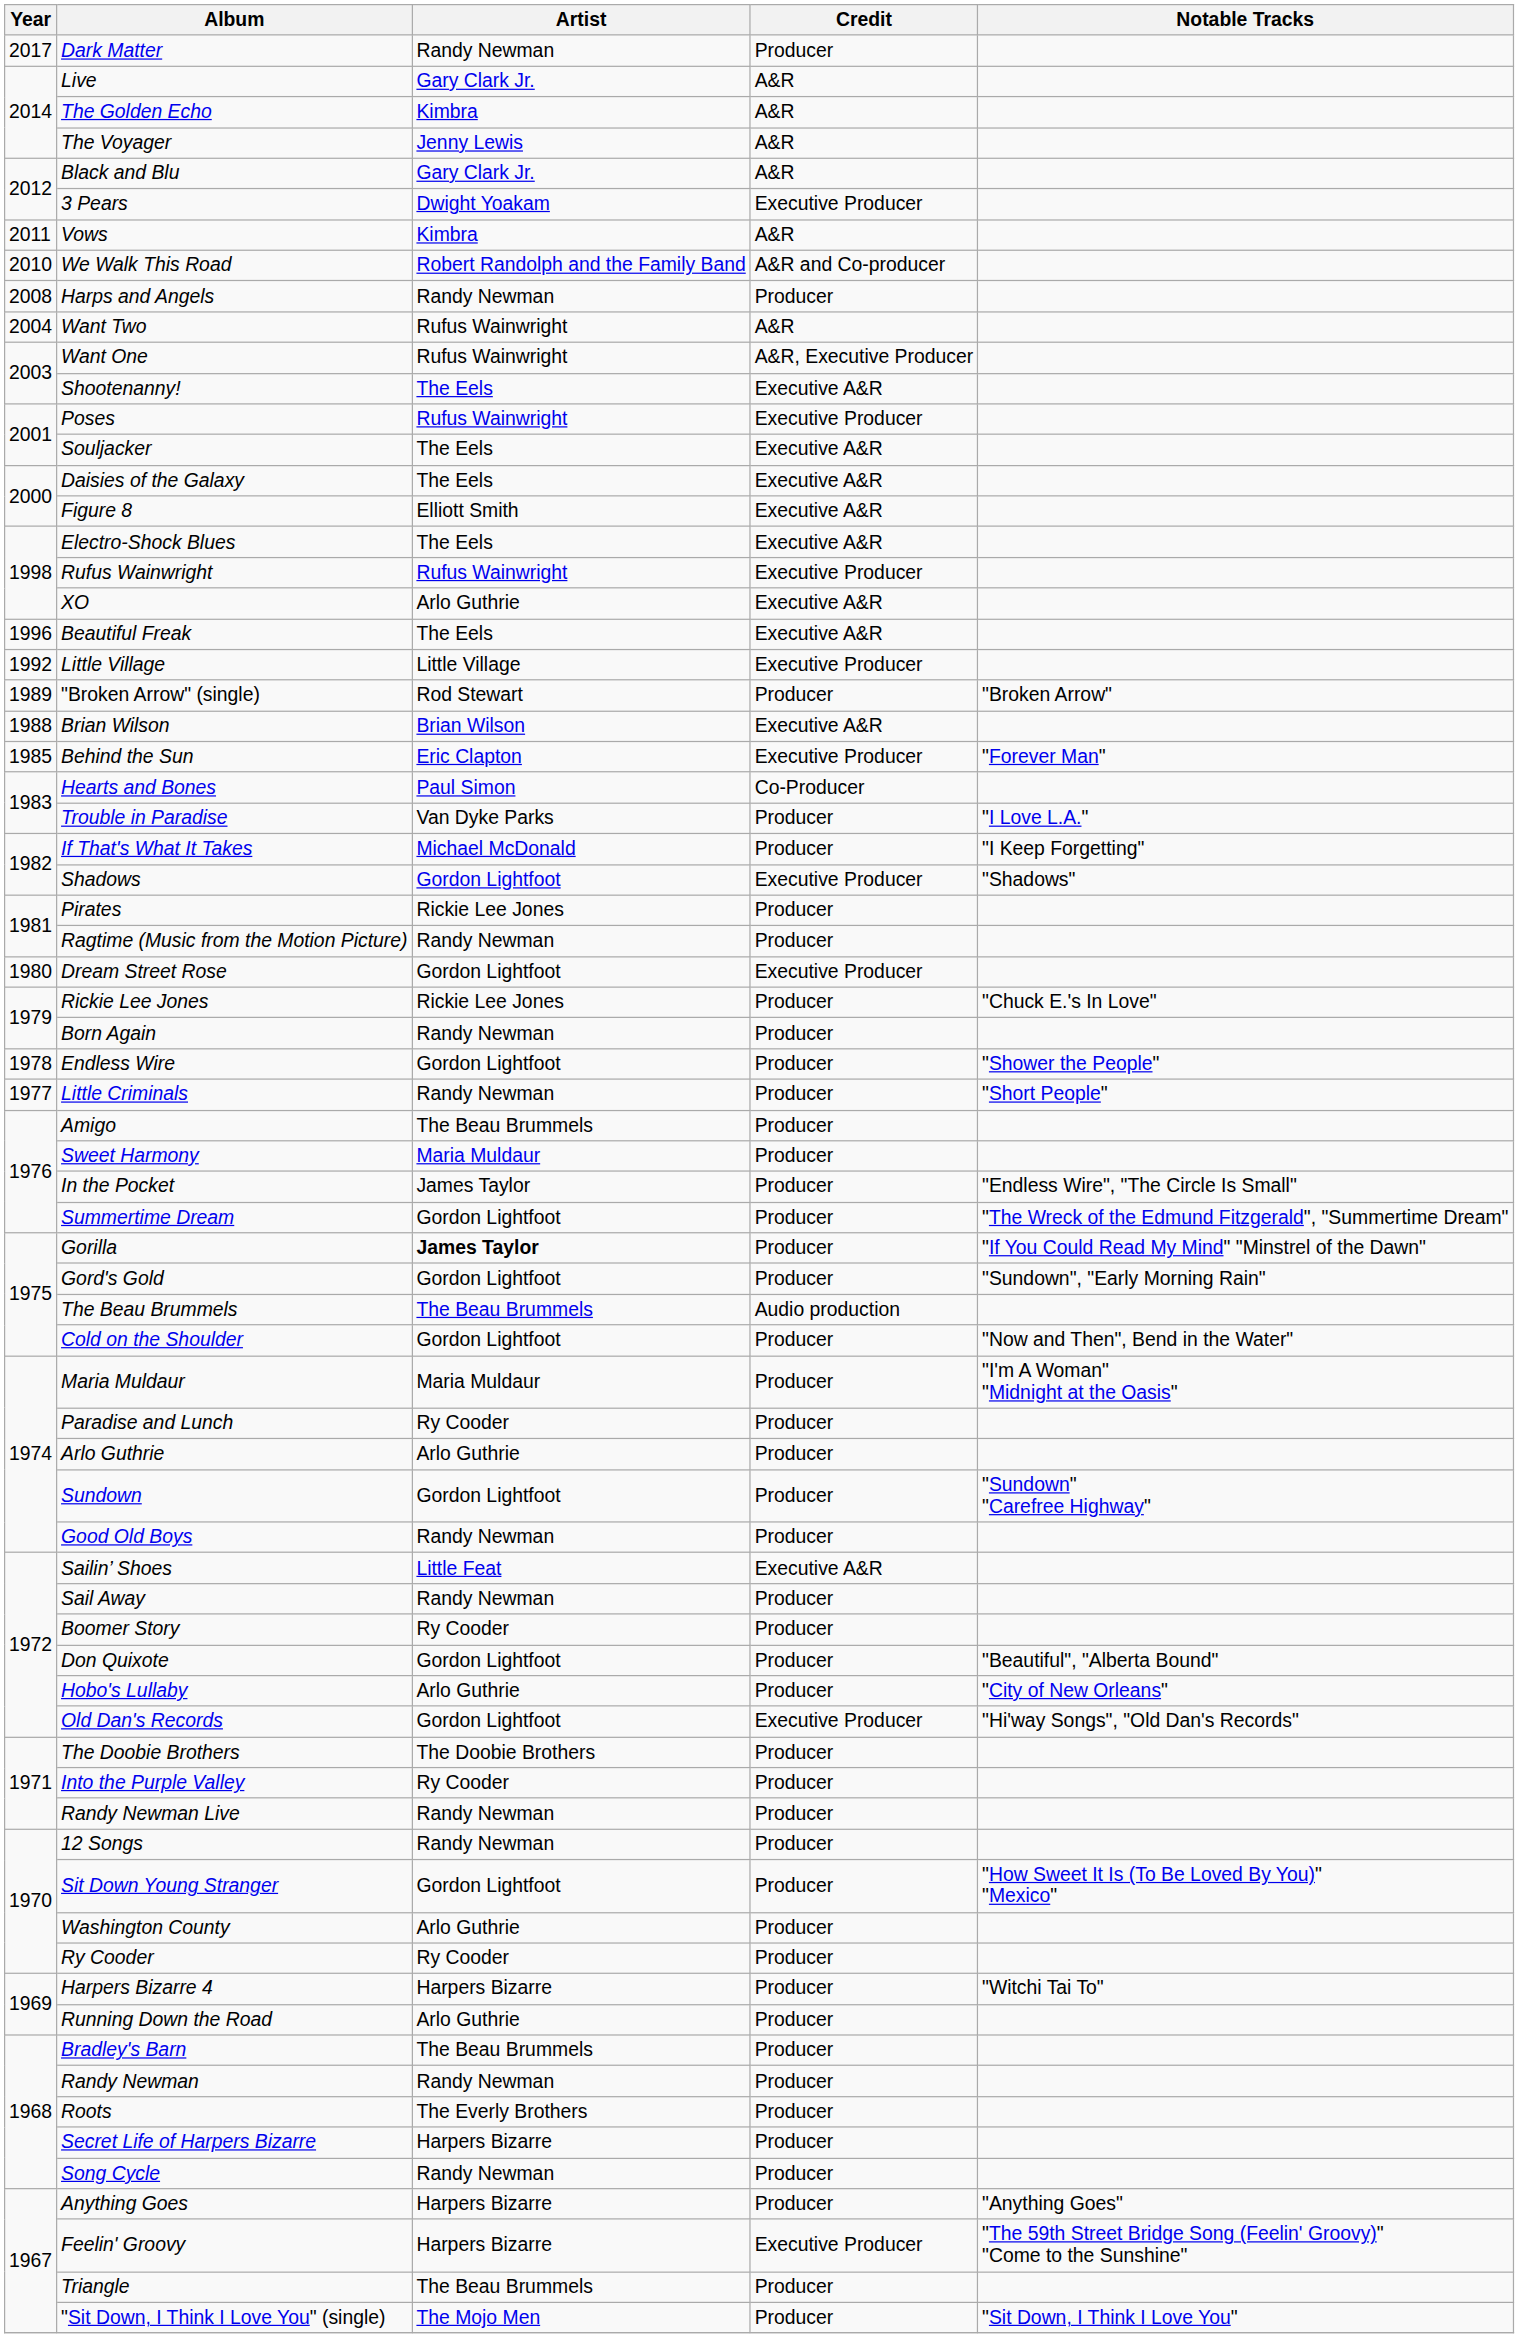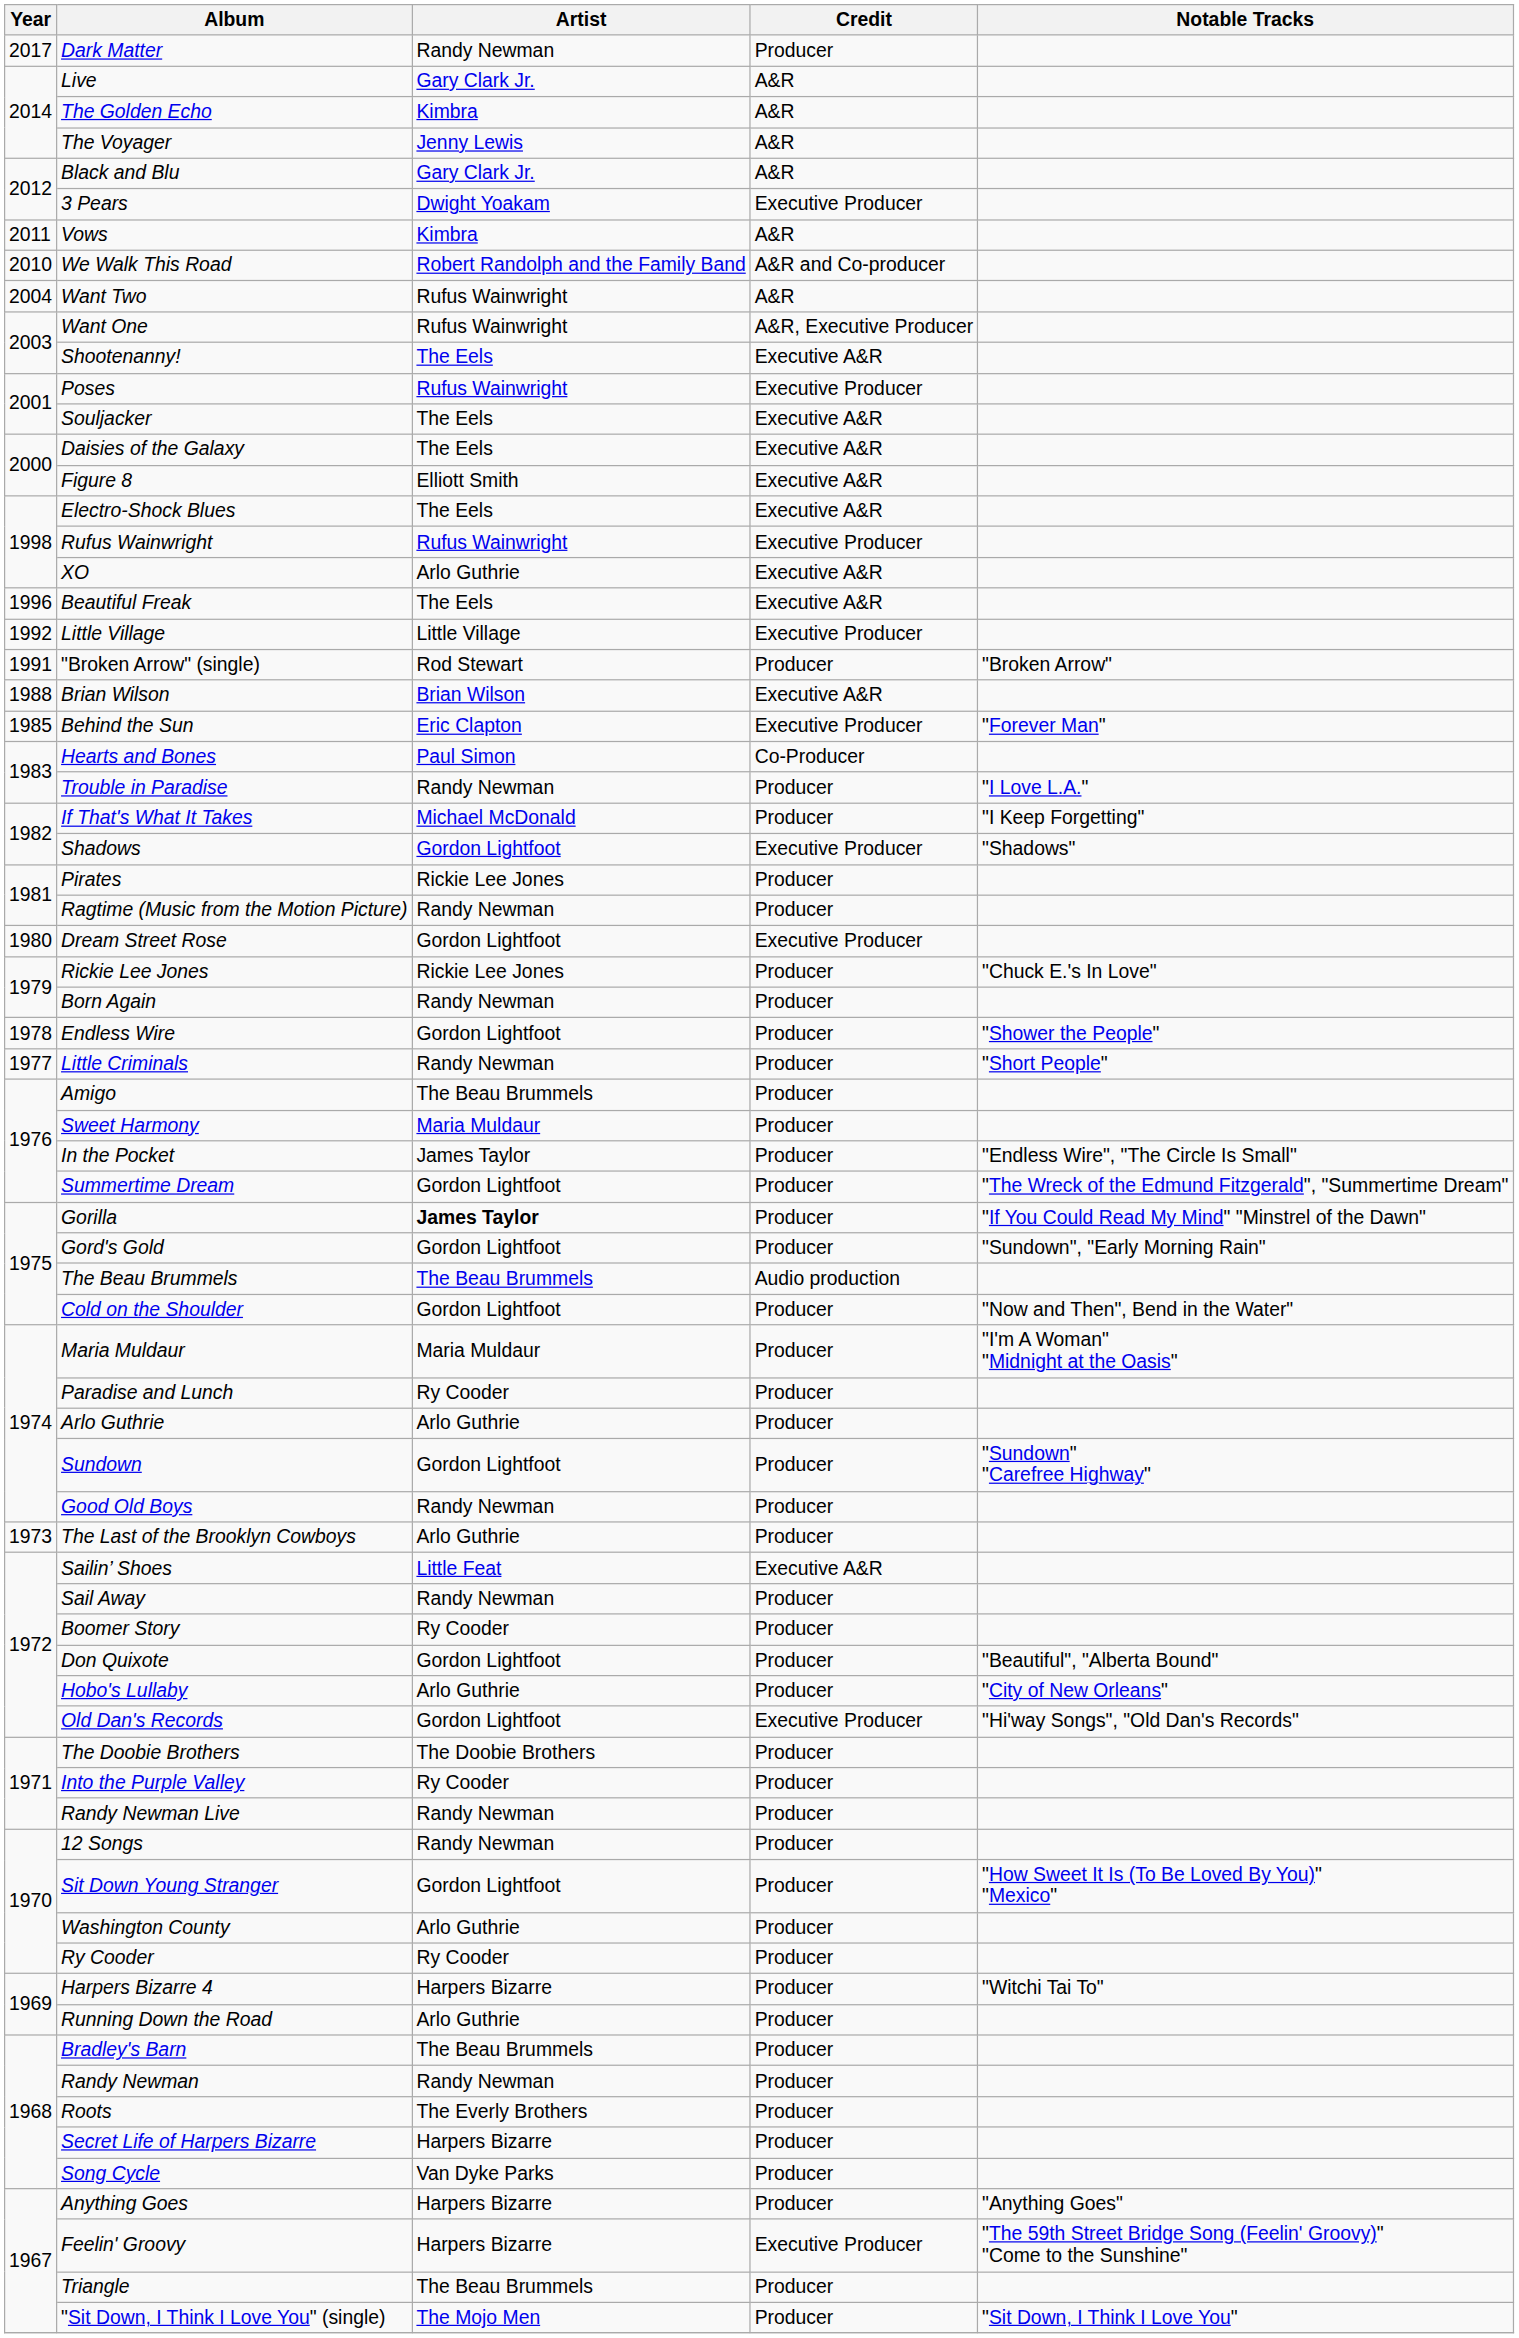- row: (138, 296)
(31, 695) 1989 -> (31, 664) 1991
(485, 818) Van Dyke Parks -> (485, 787) Randy Newman
+ row: (208, 1537)
(485, 2173) Randy Newman -> (485, 2173) Van Dyke Parks
